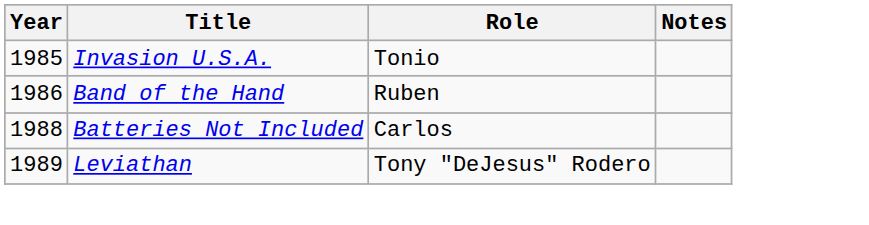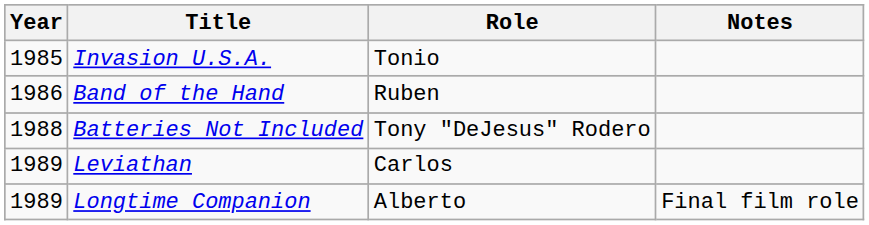(413, 130) Carlos -> (512, 130) Tony "DeJesus" Rodero
(512, 166) Tony "DeJesus" Rodero -> (413, 166) Carlos
+ row: (192, 202)
